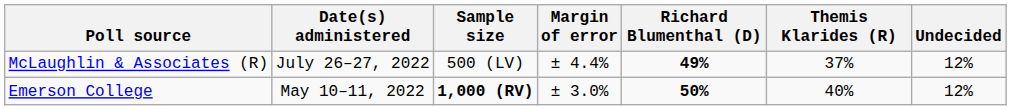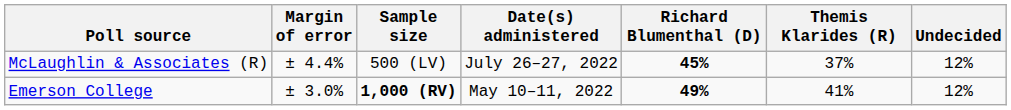columns swapped: (353, 27) <-> (580, 27)
(694, 64) 49% -> (694, 64) 45%
(694, 91) 50% -> (694, 91) 49%
(839, 91) 40% -> (839, 91) 41%
